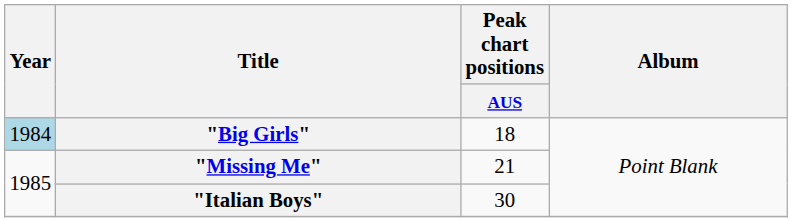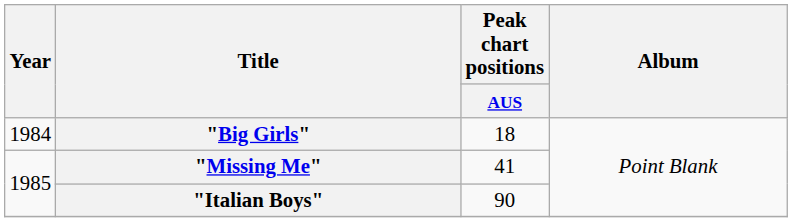(30, 133) lightblue background -> (30, 133) no background
(505, 166) 21 -> (505, 166) 41
(505, 199) 30 -> (505, 199) 90
